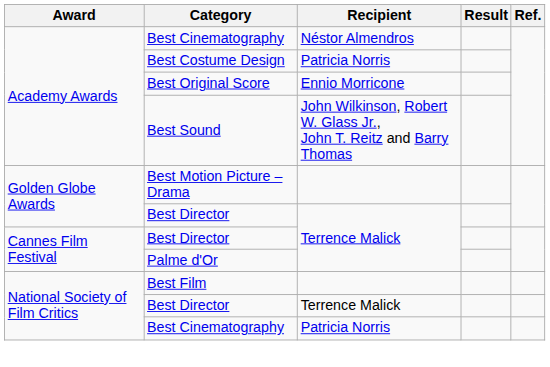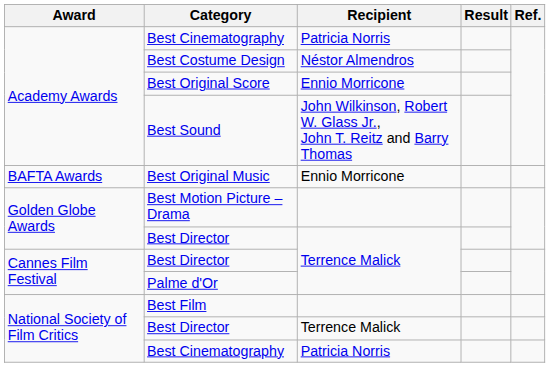(357, 38) Néstor Almendros -> (345, 38) Patricia Norris
(345, 60) Patricia Norris -> (357, 60) Néstor Almendros
+ row: (55, 176)
